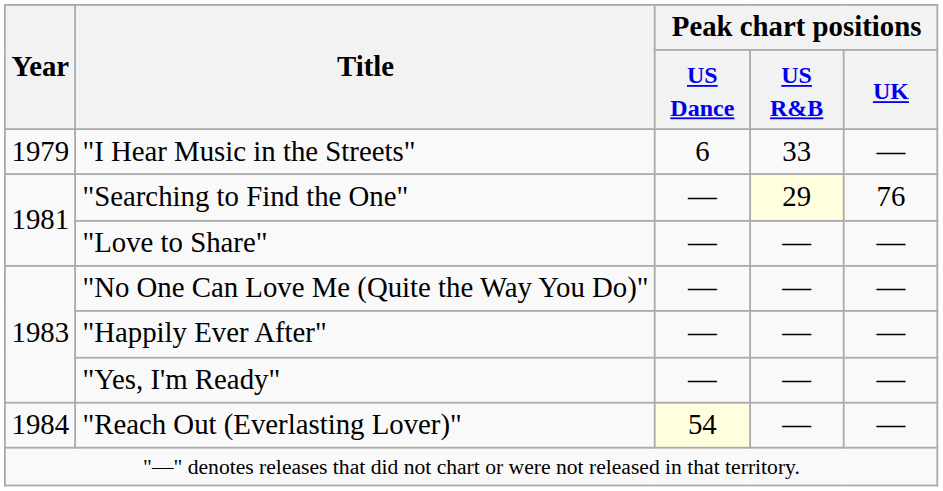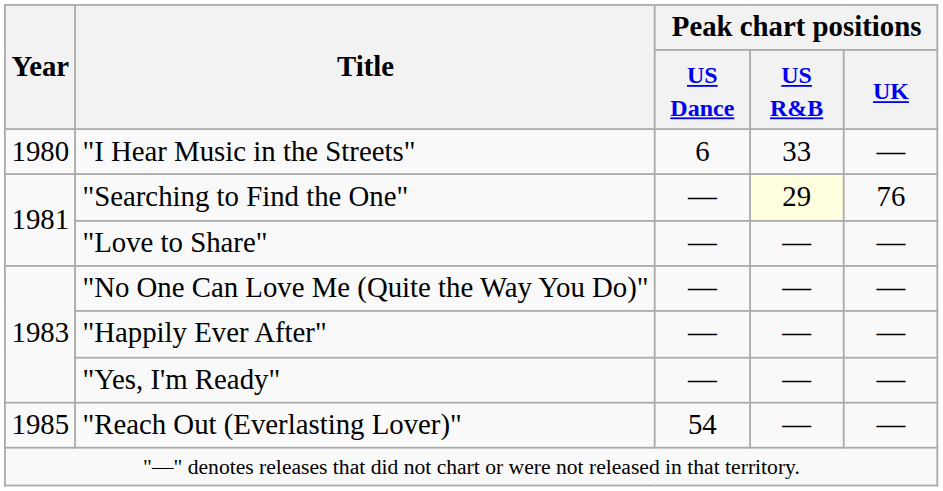(40, 151) 1979 -> (40, 151) 1980
(40, 425) 1984 -> (40, 425) 1985
(702, 425) lightyellow background -> (702, 425) no background
